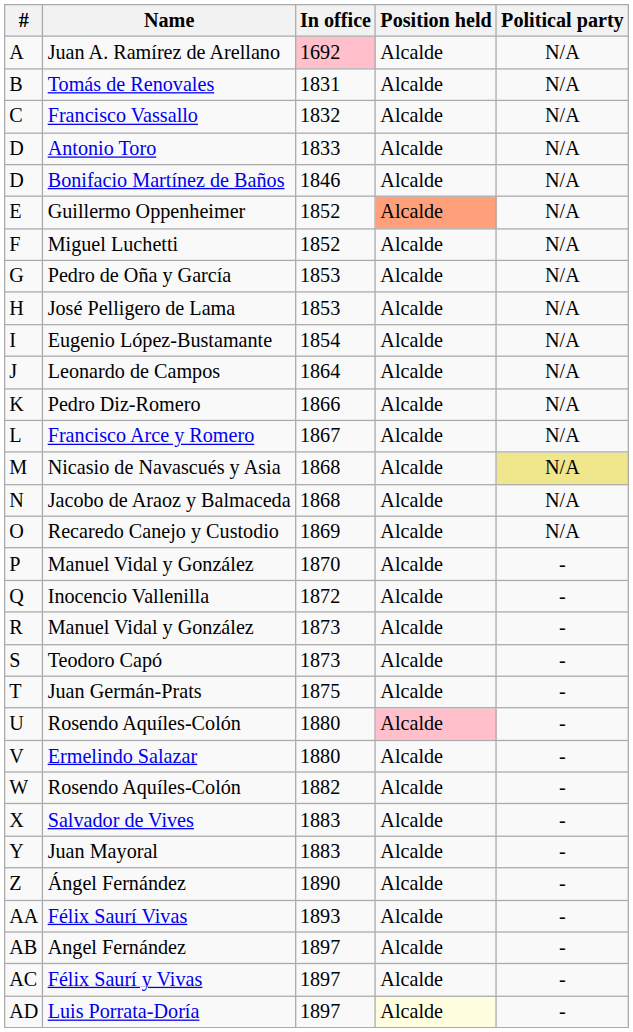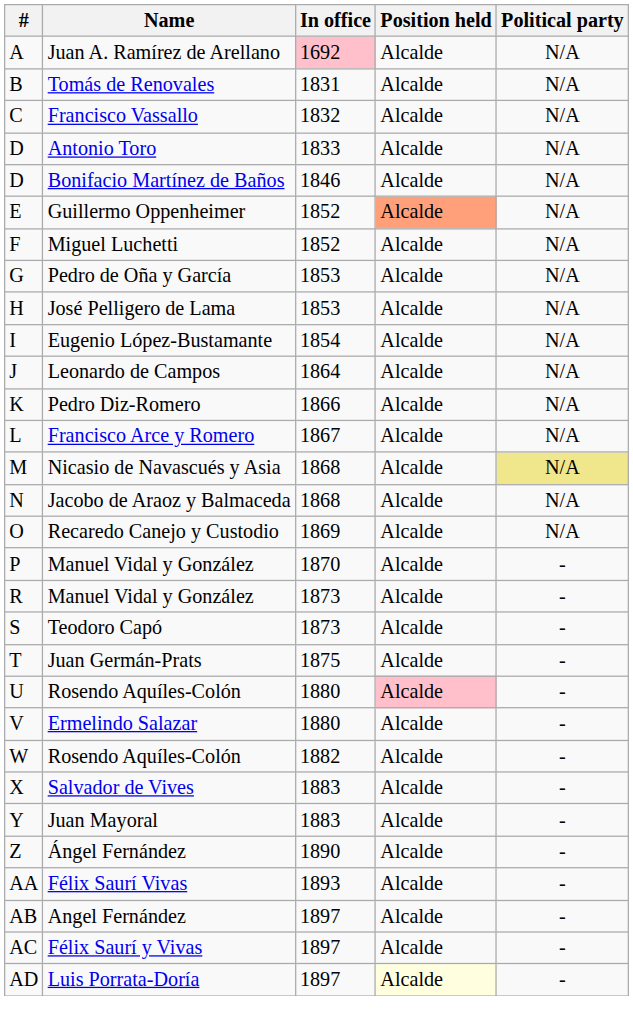- row: (17, 595)
